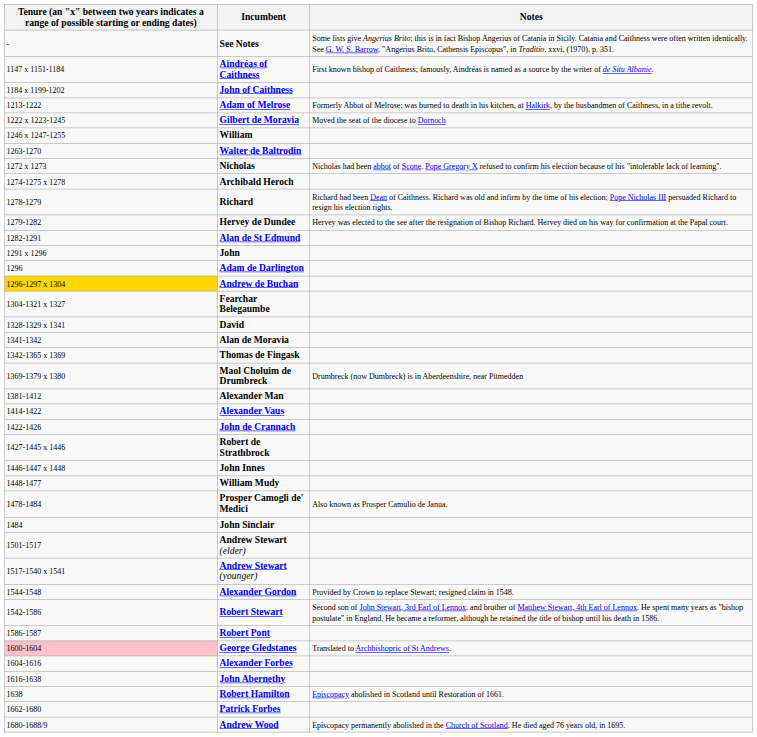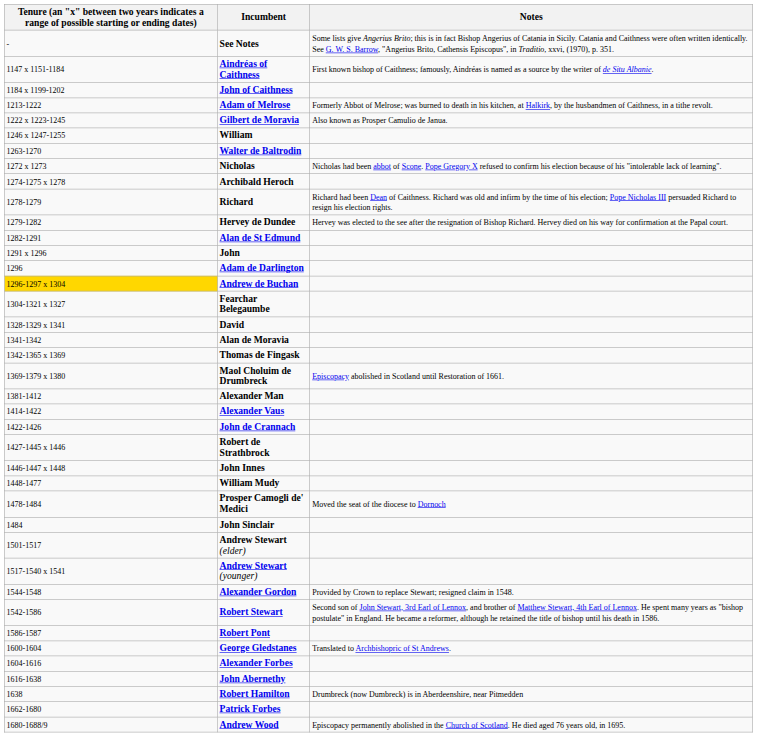(379, 121) Moved the seat of the diocese to Dornoch -> (380, 121) Also known as Prosper Camulio de Janua.
(418, 376) Drumbreck (now Dumbreck) is in Aberdeenshire, near Pitmedden -> (408, 376) Episcopacy abolished in Scotland until Restoration of 1661.
(380, 504) Also known as Prosper Camulio de Janua. -> (379, 504) Moved the seat of the diocese to Dornoch
(24, 649) pink background -> (24, 649) no background
(408, 694) Episcopacy abolished in Scotland until Restoration of 1661. -> (418, 694) Drumbreck (now Dumbreck) is in Aberdeenshire, near Pitmedden
